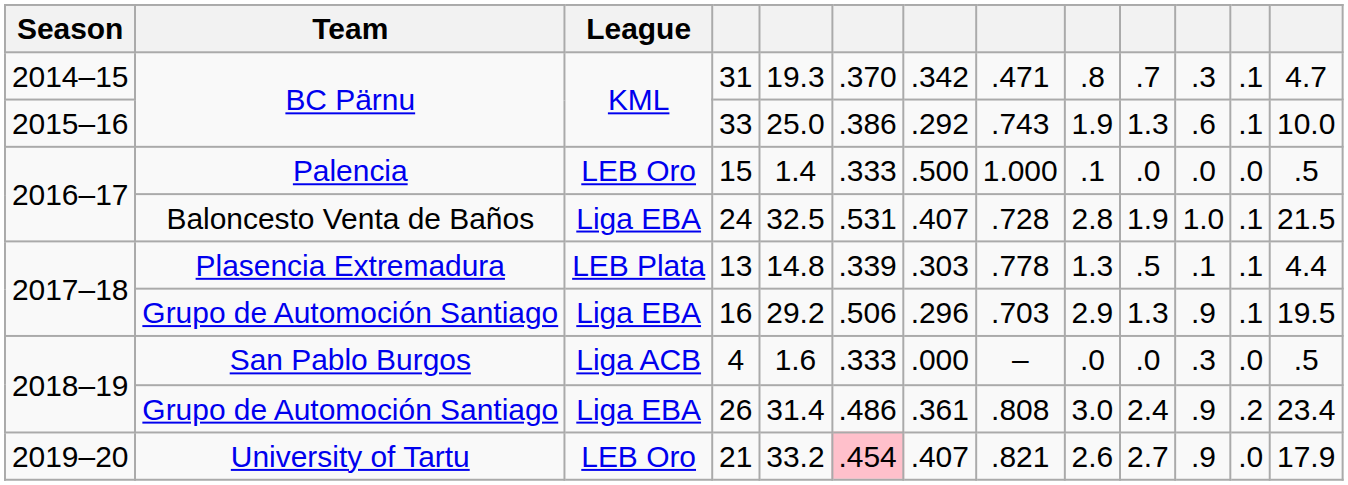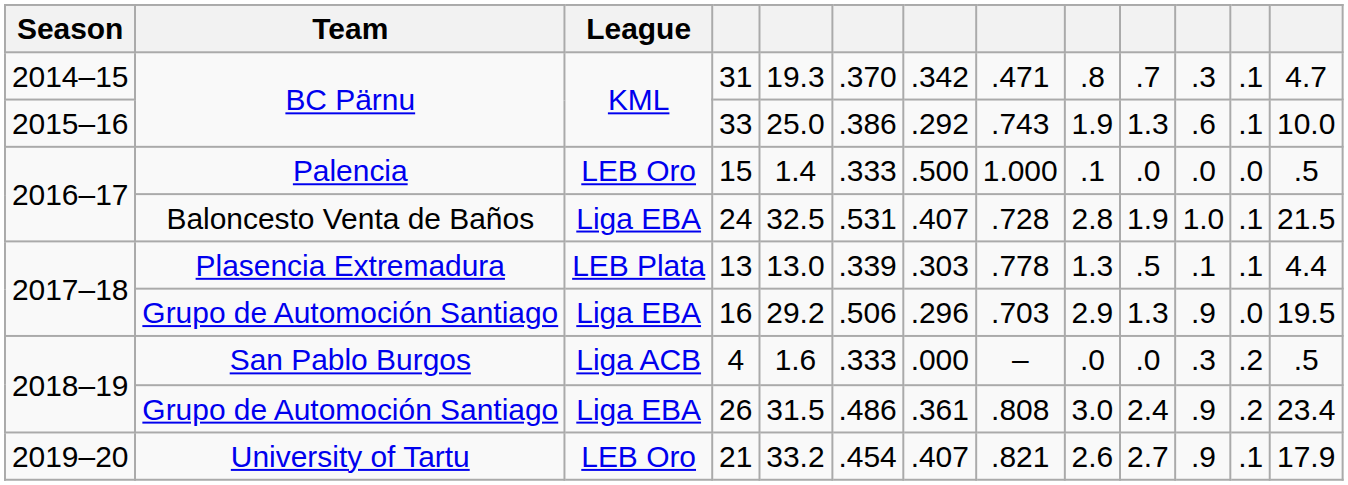(795, 266) 14.8 -> (795, 266) 13.0
(1251, 313) .1 -> (1251, 313) .0
(1251, 361) .0 -> (1251, 361) .2
(795, 408) 31.4 -> (795, 408) 31.5
(868, 456) pink background -> (868, 456) no background
(1251, 456) .0 -> (1251, 456) .1
